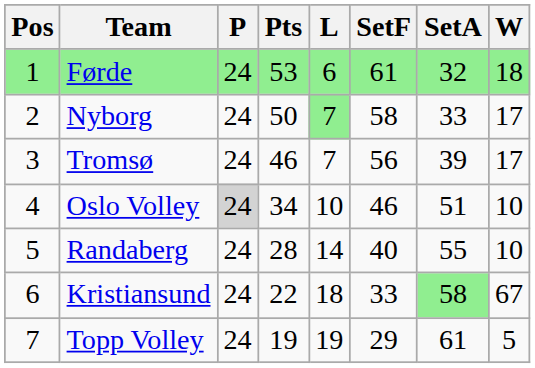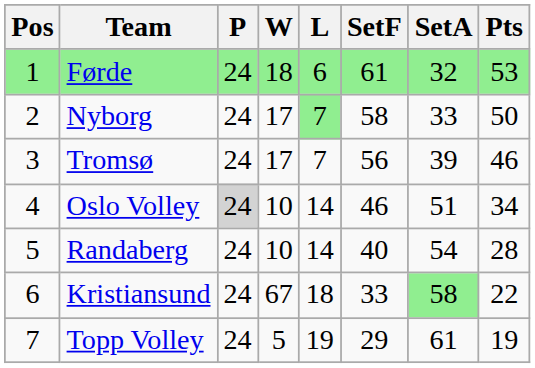columns swapped: (509, 26) <-> (283, 26)
(329, 205) 10 -> (320, 205) 14
(453, 250) 55 -> (444, 250) 54
